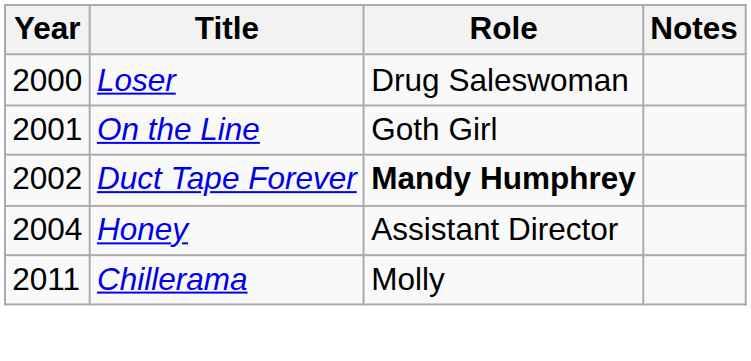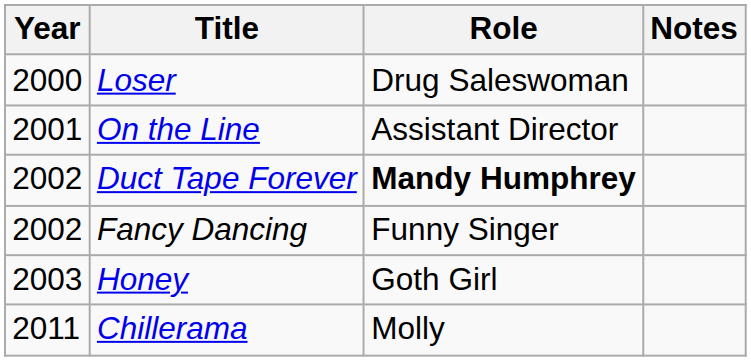(434, 129) Goth Girl -> (495, 129) Assistant Director
+ row: (202, 229)
(47, 229) 2004 -> (47, 279) 2003
(495, 229) Assistant Director -> (434, 279) Goth Girl
